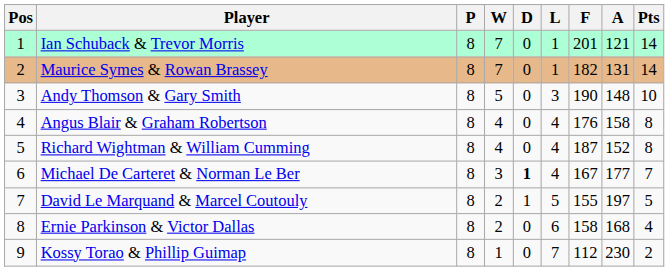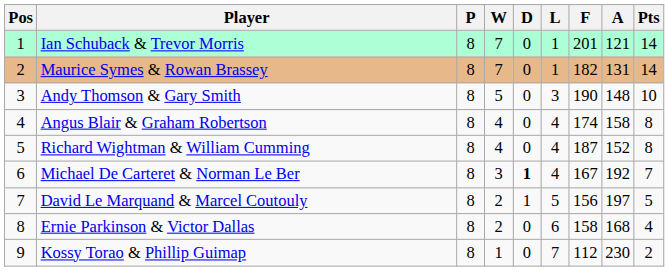(585, 122) 176 -> (585, 122) 174
(618, 174) 177 -> (618, 174) 192
(585, 200) 155 -> (585, 200) 156
